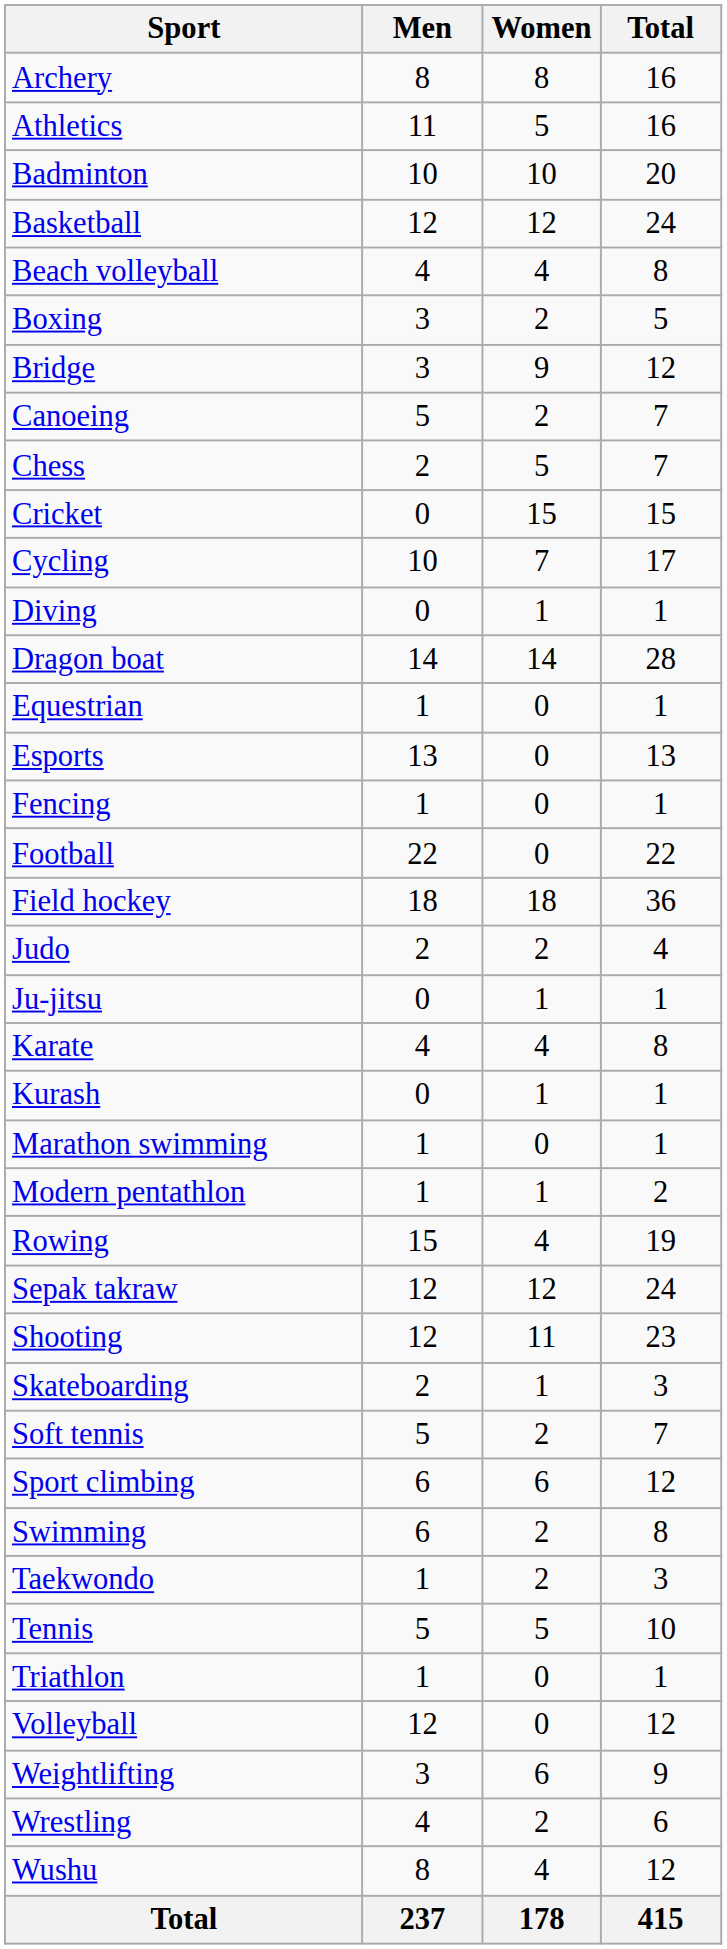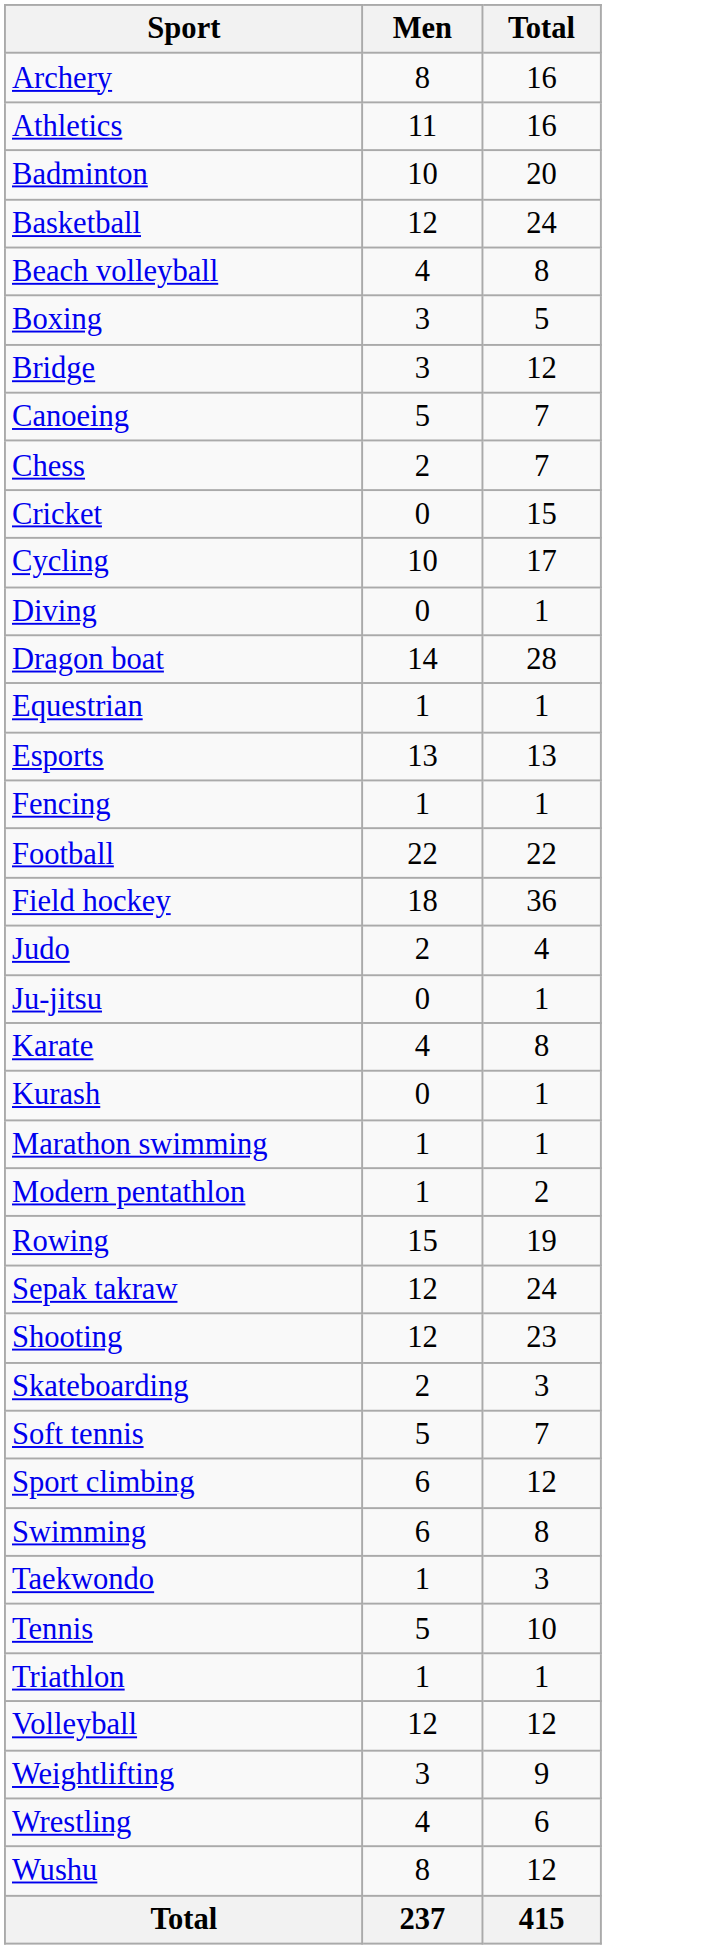- column: (542, 28)
